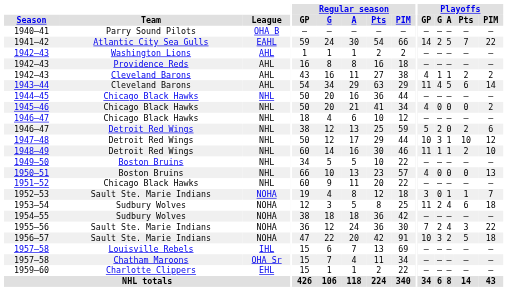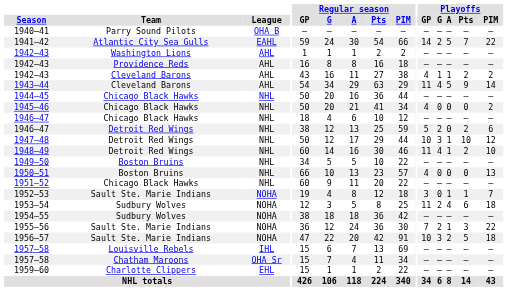(466, 86) 6 -> (466, 86) 9
(439, 151) 1 -> (439, 151) 4
(449, 227) 4 -> (449, 227) 1
